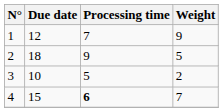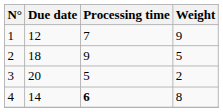(34, 76) 10 -> (34, 76) 20
(34, 96) 15 -> (34, 96) 14
(179, 96) 7 -> (179, 96) 8
